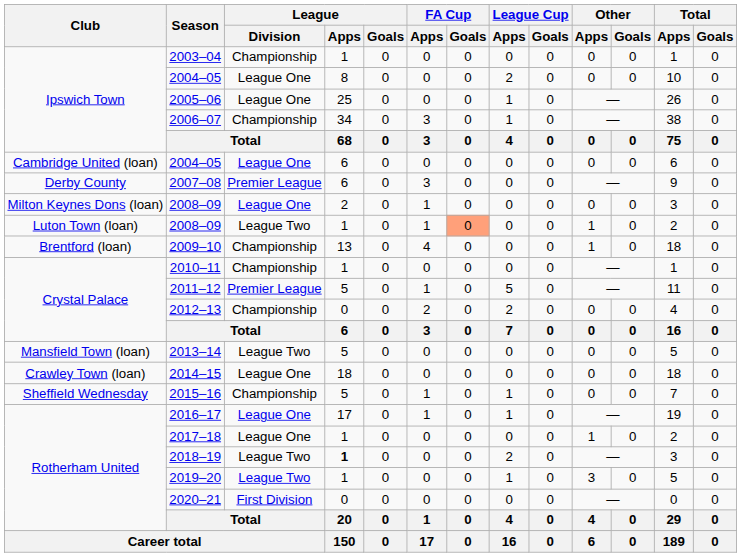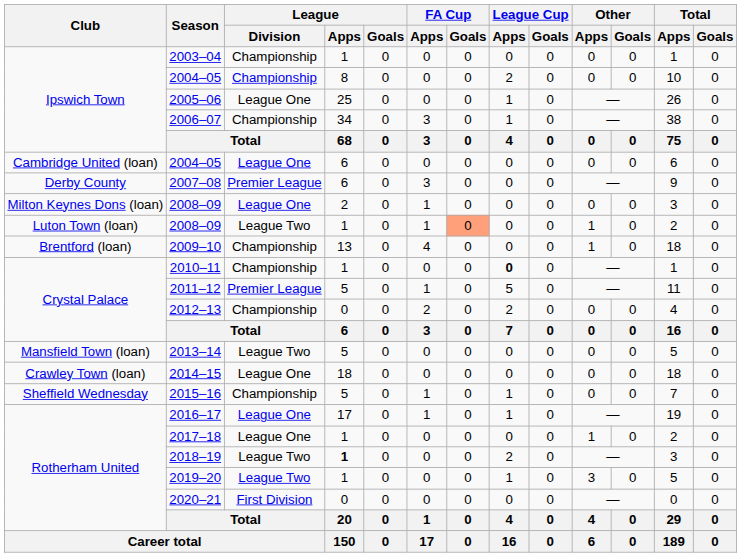(274, 78) League One -> (274, 78) Championship
(509, 267) normal -> (509, 267) bold
